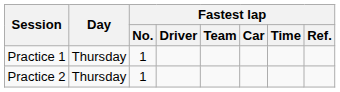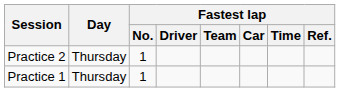rows swapped: (37, 56) <-> (37, 76)
